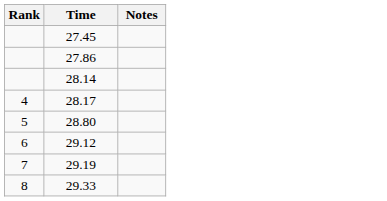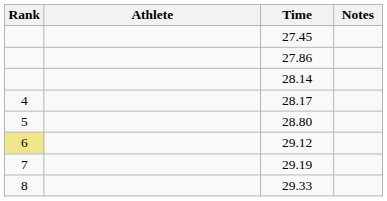+ column: (152, 15)
(24, 143) no background -> (24, 143) khaki background
